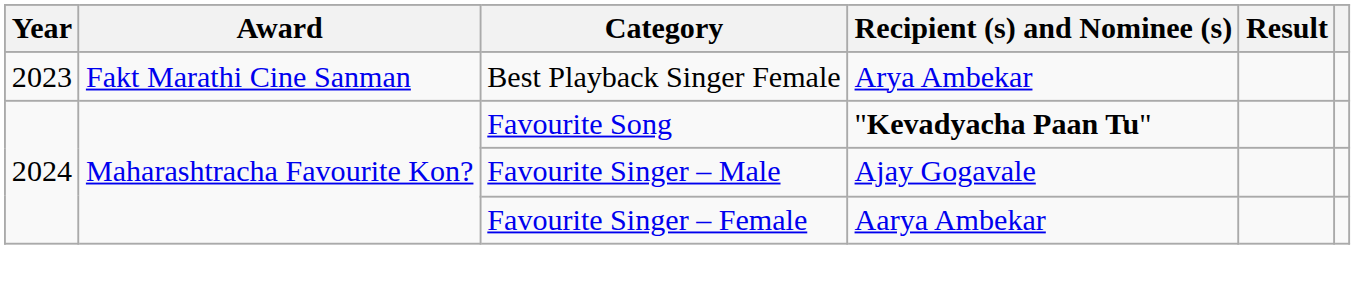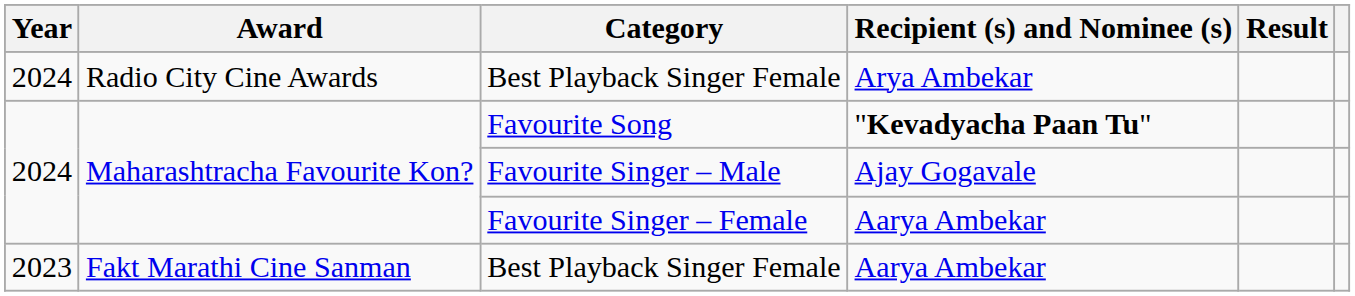(42, 76) 2023 -> (42, 76) 2024
(248, 76) Fakt Marathi Cine Sanman -> (232, 76) Radio City Cine Awards
+ row: (664, 266)
